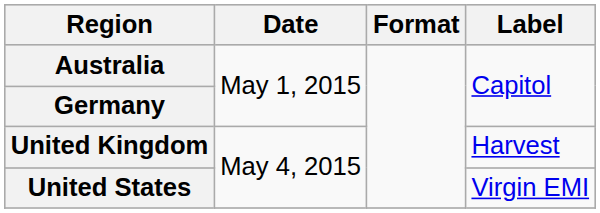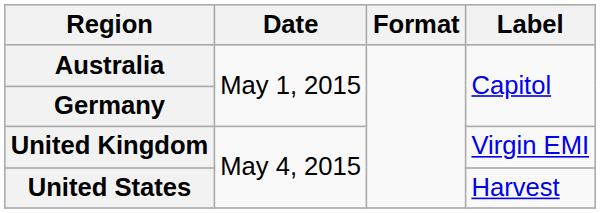(516, 146) Harvest -> (530, 146) Virgin EMI
(530, 187) Virgin EMI -> (516, 187) Harvest
